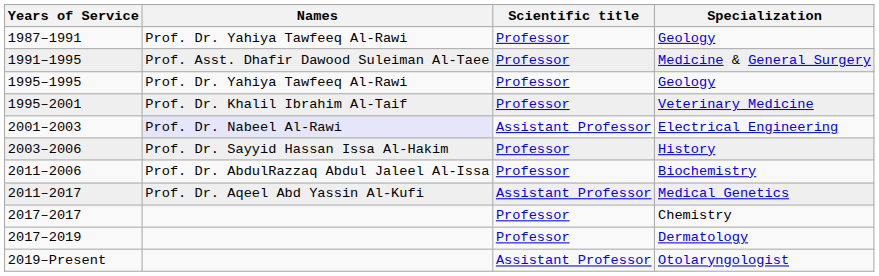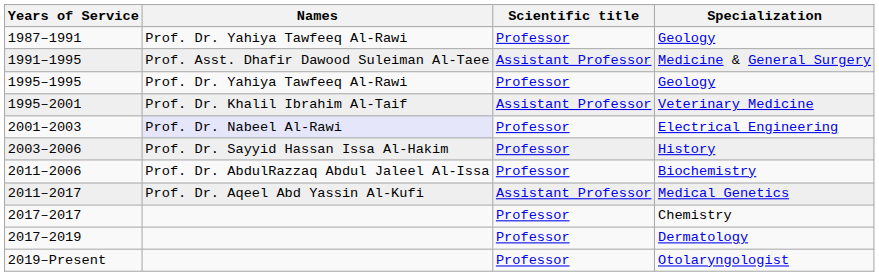(533, 60) Professor -> (574, 60) Assistant Professor
(533, 105) Professor -> (574, 105) Assistant Professor
(574, 127) Assistant Professor -> (533, 127) Professor
(574, 260) Assistant Professor -> (533, 260) Professor
